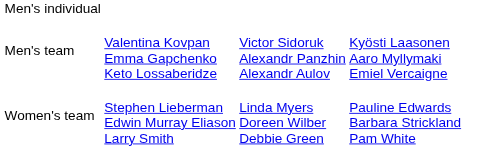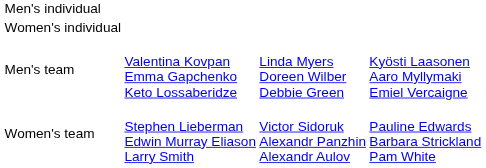+ row: (63, 27)
(293, 58) Victor Sidoruk Alexandr Panzhin Alexandr Aulov -> (303, 77) Linda Myers Doreen Wilber Debbie Green
(283, 123) Linda Myers Doreen Wilber Debbie Green -> (313, 141) Victor Sidoruk Alexandr Panzhin Alexandr Aulov
